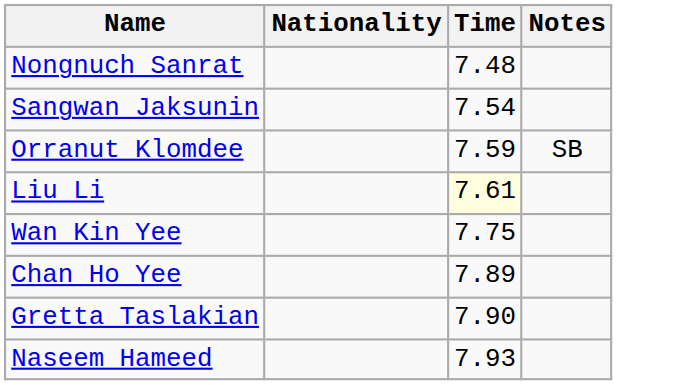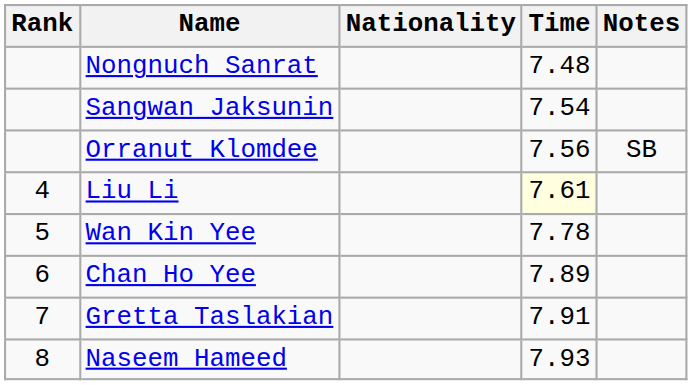+ column: (42, 26)
(485, 151) 7.59 -> (559, 151) 7.56
(485, 235) 7.75 -> (559, 235) 7.78
(485, 318) 7.90 -> (559, 318) 7.91
